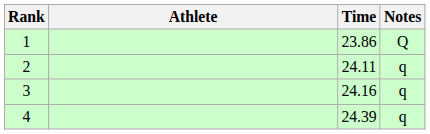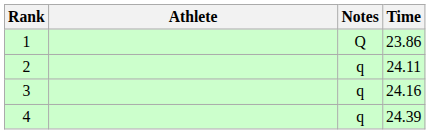columns swapped: (359, 16) <-> (403, 16)
